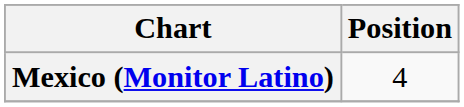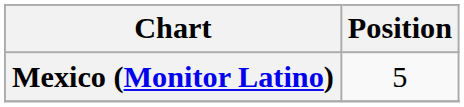(400, 76) 4 -> (400, 76) 5
